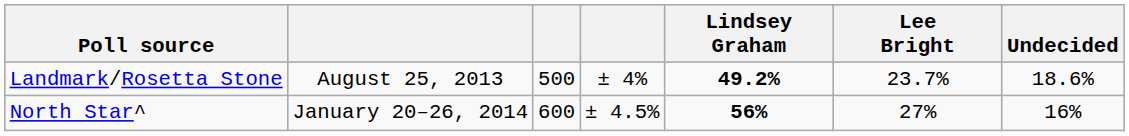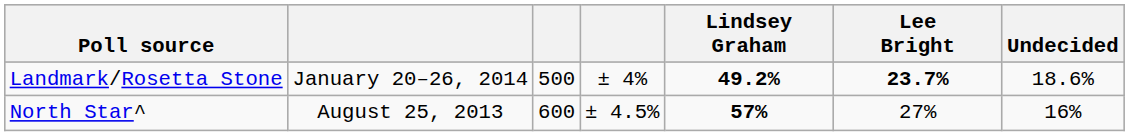(410, 79) August 25, 2013 -> (410, 79) January 20–26, 2014
(918, 79) normal -> (918, 79) bold
(410, 113) January 20–26, 2014 -> (410, 113) August 25, 2013
(749, 113) 56% -> (749, 113) 57%
